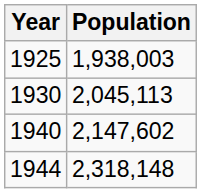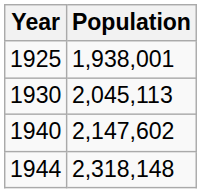(123, 59) 1,938,003 -> (123, 59) 1,938,001
